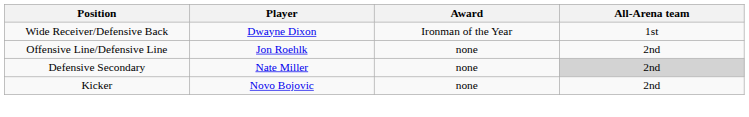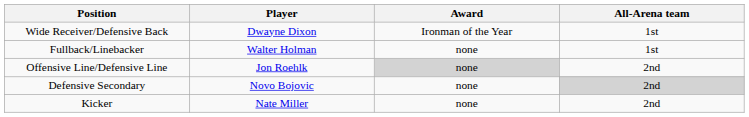+ row: (97, 49)
(467, 49) no background -> (467, 67) lightgrey background
(282, 67) Nate Miller -> (282, 85) Novo Bojovic
(282, 85) Novo Bojovic -> (282, 103) Nate Miller
